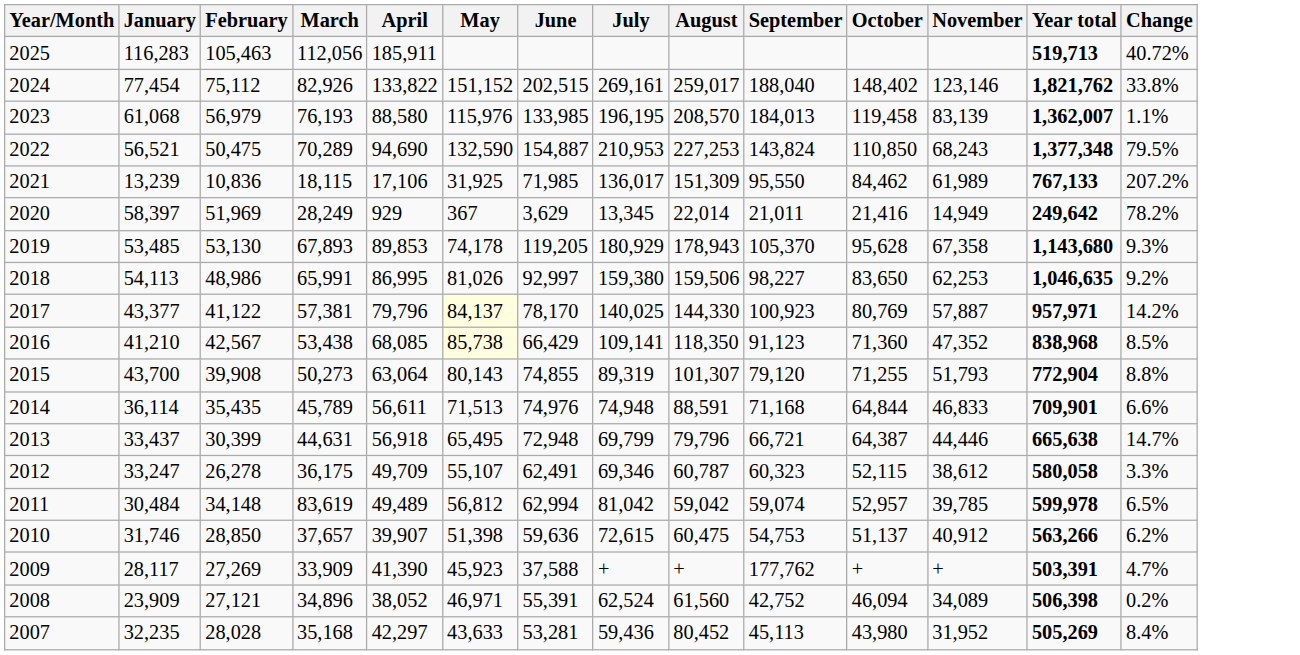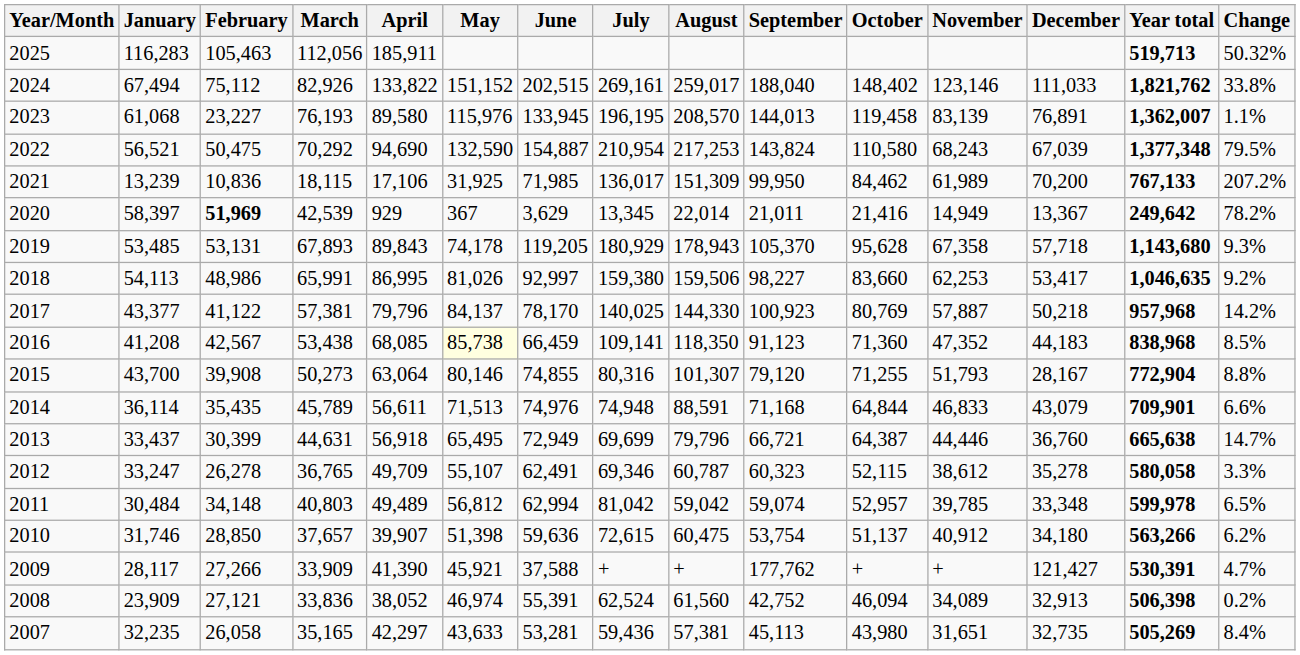+ column: (1076, 20)
(1157, 52) 40.72% -> (1255, 52) 50.32%
(152, 85) 77,454 -> (152, 85) 67,494
(233, 117) 56,979 -> (233, 117) 23,227
(400, 117) 88,580 -> (400, 117) 89,580
(556, 117) 133,985 -> (556, 117) 133,945
(782, 117) 184,013 -> (782, 117) 144,013
(325, 149) 70,289 -> (325, 149) 70,292
(631, 149) 210,953 -> (631, 149) 210,954
(706, 149) 227,253 -> (706, 149) 217,253
(884, 149) 110,850 -> (884, 149) 110,580
(777, 181) 95,550 -> (777, 181) 99,950
(233, 213) normal -> (233, 213) bold
(325, 213) 28,249 -> (325, 213) 42,539
(233, 246) 53,130 -> (233, 246) 53,131
(400, 246) 89,853 -> (400, 246) 89,843
(880, 278) 83,650 -> (880, 278) 83,660
(475, 310) lightyellow background -> (475, 310) no background
(1065, 310) 957,971 -> (1162, 310) 957,968
(152, 342) 41,210 -> (152, 342) 41,208
(550, 342) 66,429 -> (550, 342) 66,459
(475, 375) 80,143 -> (475, 375) 80,146
(626, 375) 89,319 -> (626, 375) 80,316
(550, 439) 72,948 -> (550, 439) 72,949
(626, 439) 69,799 -> (626, 439) 69,699
(325, 471) 36,175 -> (325, 471) 36,765
(325, 504) 83,619 -> (325, 504) 40,803
(777, 536) 54,753 -> (777, 536) 53,754
(233, 568) 27,269 -> (233, 568) 27,266
(475, 568) 45,923 -> (475, 568) 45,921
(1065, 568) 503,391 -> (1162, 568) 530,391
(325, 600) 34,896 -> (325, 600) 33,836
(475, 600) 46,971 -> (475, 600) 46,974
(233, 632) 28,028 -> (233, 632) 26,058
(325, 632) 35,168 -> (325, 632) 35,165
(701, 632) 80,452 -> (701, 632) 57,381
(960, 632) 31,952 -> (960, 632) 31,651
